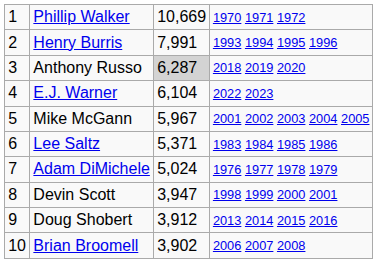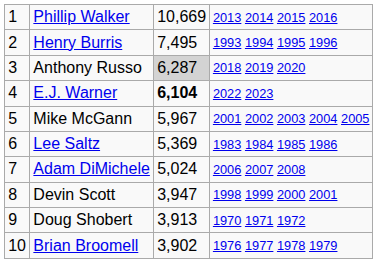(259, 17) 1970 1971 1972 -> (275, 17) 2013 2014 2015 2016
(177, 42) 7,991 -> (177, 42) 7,495
(177, 93) normal -> (177, 93) bold
(177, 144) 5,371 -> (177, 144) 5,369
(275, 169) 1976 1977 1978 1979 -> (259, 169) 2006 2007 2008
(177, 220) 3,912 -> (177, 220) 3,913
(275, 220) 2013 2014 2015 2016 -> (259, 220) 1970 1971 1972
(259, 246) 2006 2007 2008 -> (275, 246) 1976 1977 1978 1979
